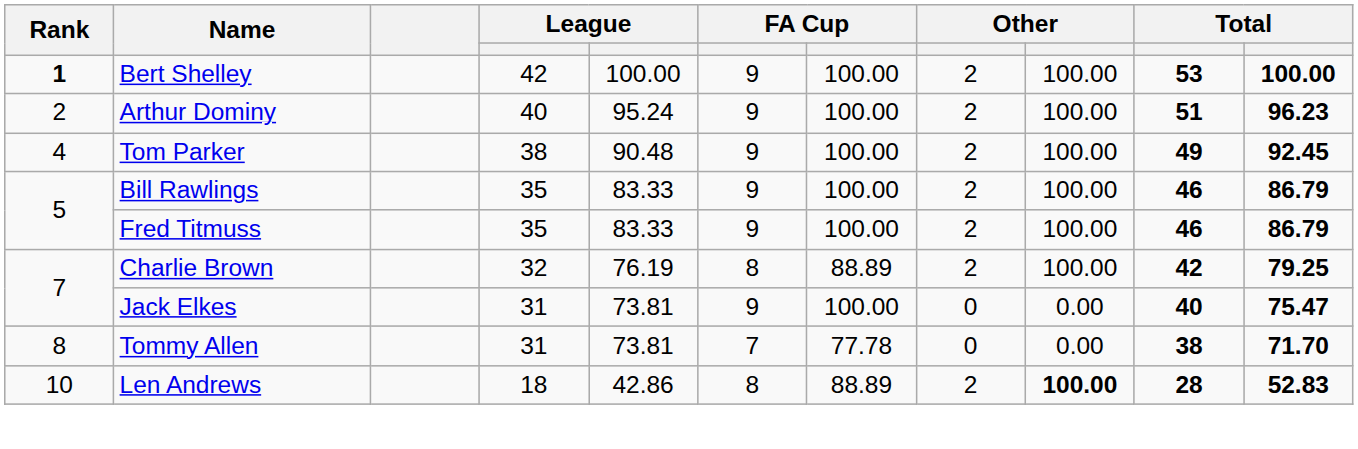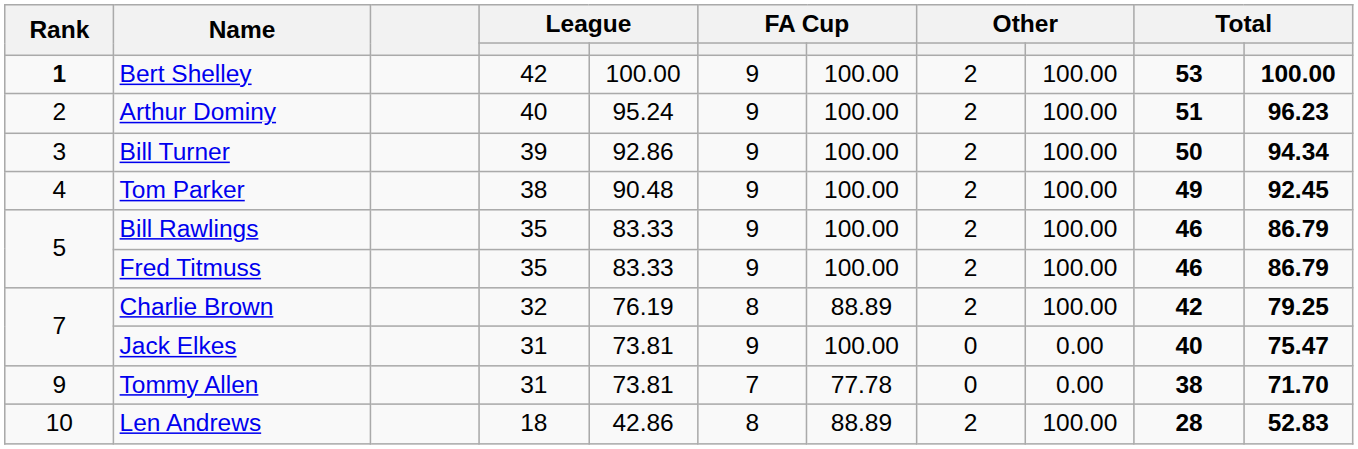+ row: (175, 151)
(59, 345) 8 -> (59, 384) 9
(1080, 384) bold -> (1080, 423) normal
